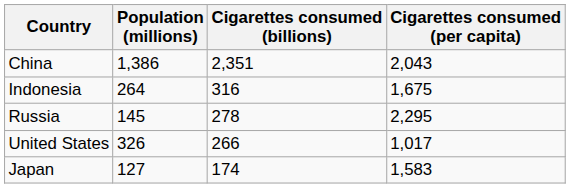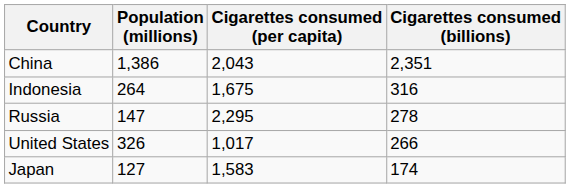columns swapped: (297, 27) <-> (476, 27)
(131, 116) 145 -> (131, 116) 147
